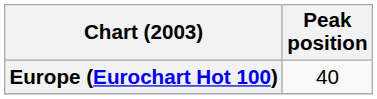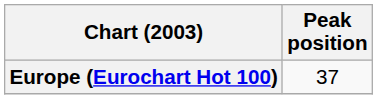(327, 76) 40 -> (327, 76) 37
